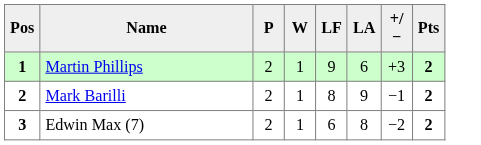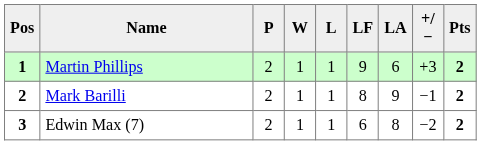+ column: (331, 28)
